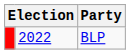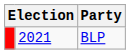(35, 38) 2022 -> (35, 38) 2021
